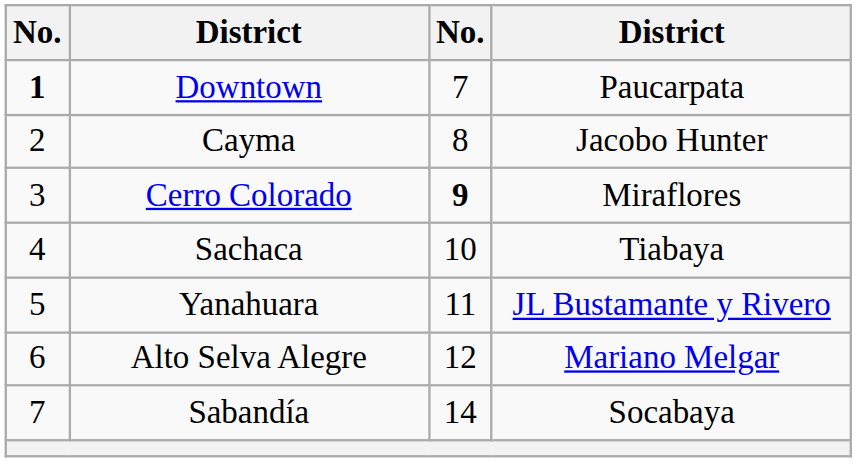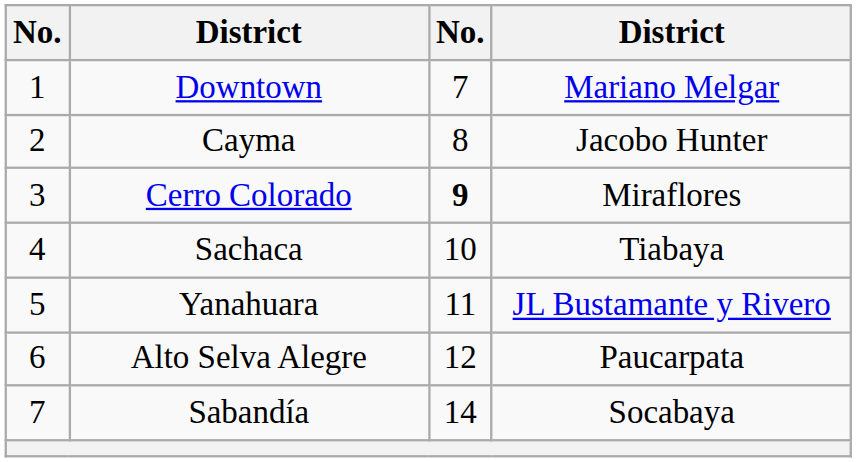(37, 86) bold -> (37, 86) normal
(672, 86) Paucarpata -> (672, 86) Mariano Melgar
(672, 358) Mariano Melgar -> (672, 358) Paucarpata
